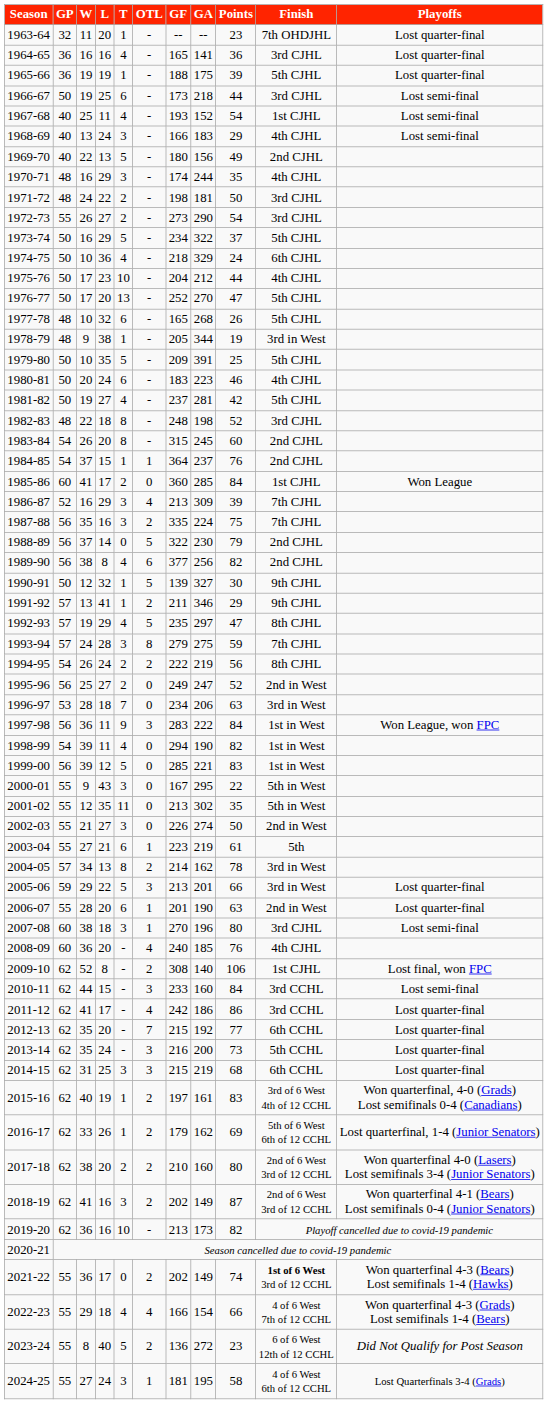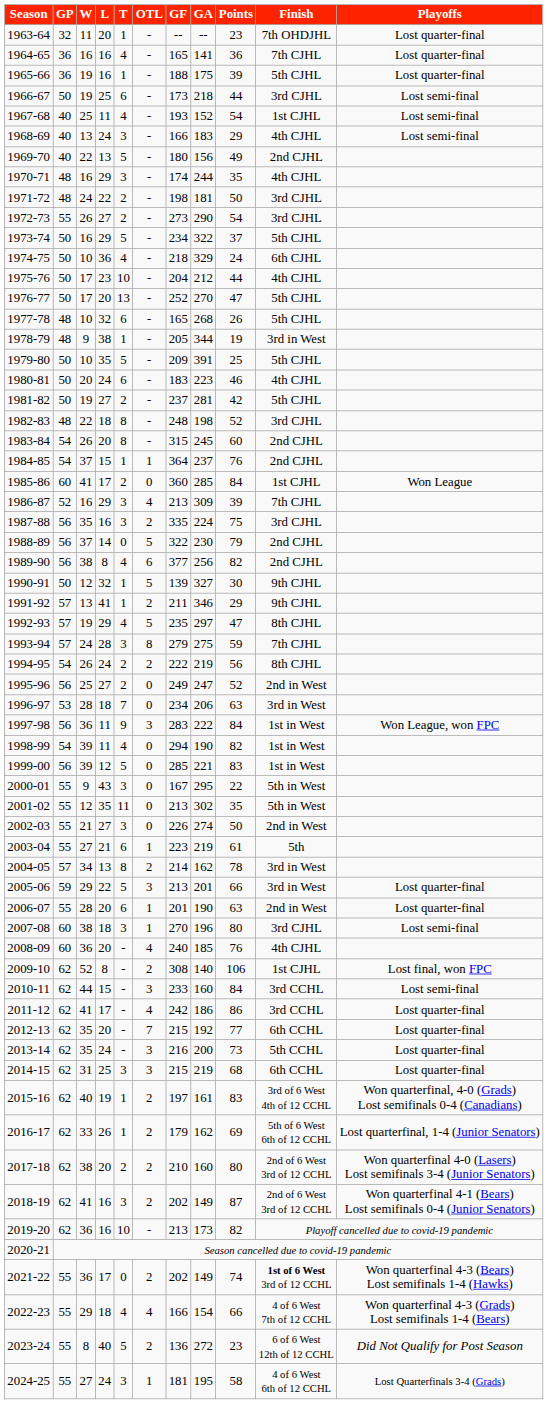(296, 55) 3rd CJHL -> (296, 55) 7th CJHL
(105, 75) 19 -> (105, 75) 16
(123, 400) 4 -> (123, 400) 2
(296, 522) 7th CJHL -> (296, 522) 3rd CJHL
